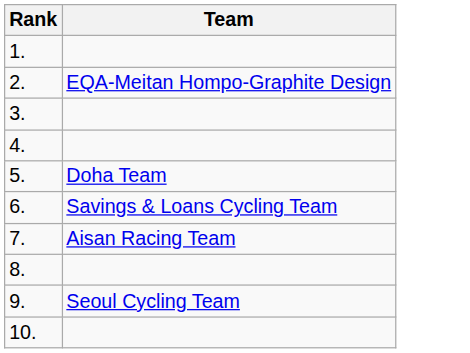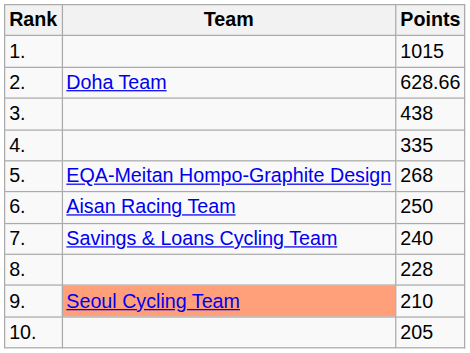+ column: (430, 20)
(229, 82) EQA-Meitan Hompo-Graphite Design -> (116, 82) Doha Team
(116, 176) Doha Team -> (229, 176) EQA-Meitan Hompo-Graphite Design
(202, 207) Savings & Loans Cycling Team -> (151, 207) Aisan Racing Team
(151, 238) Aisan Racing Team -> (202, 238) Savings & Loans Cycling Team
(153, 301) no background -> (153, 301) lightsalmon background
